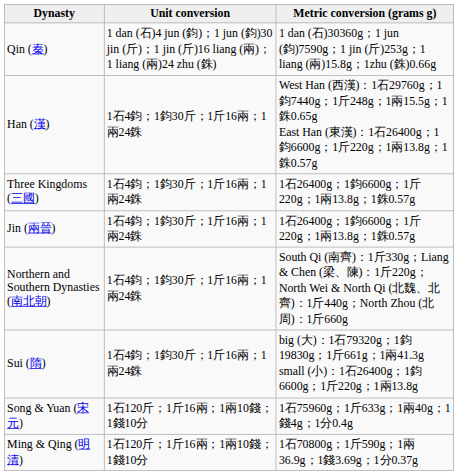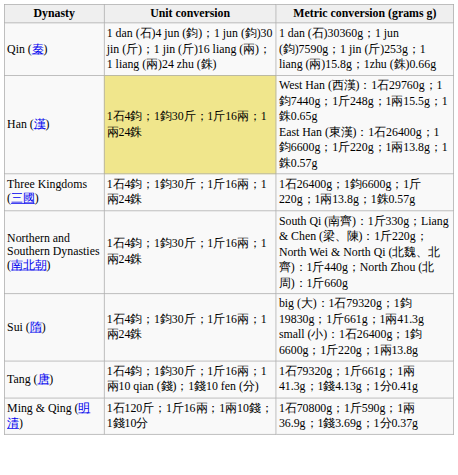(187, 124) no background -> (187, 124) khaki background
- row: (31, 228)
+ row: (30, 379)
- row: (48, 415)
